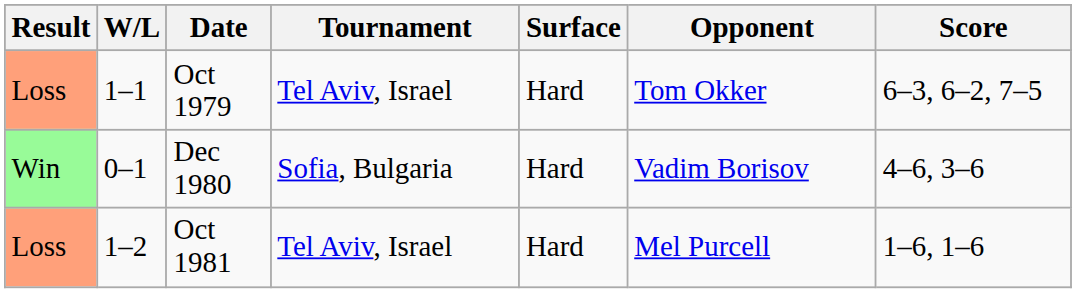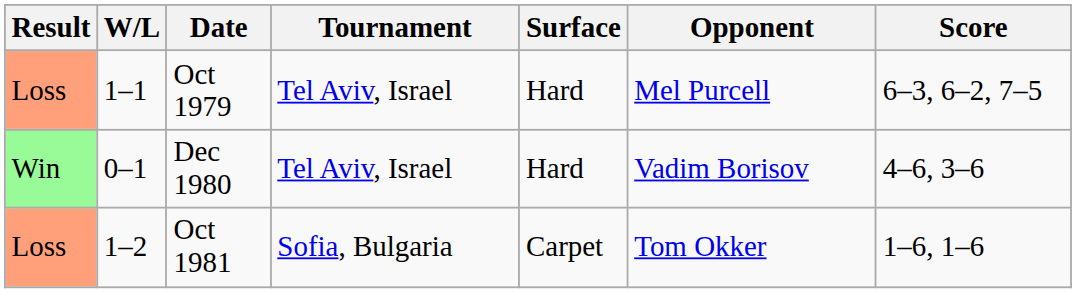(700, 89) Tom Okker -> (702, 89) Mel Purcell
(365, 168) Sofia, Bulgaria -> (365, 168) Tel Aviv, Israel
(365, 246) Tel Aviv, Israel -> (365, 246) Sofia, Bulgaria
(555, 246) Hard -> (565, 246) Carpet
(702, 246) Mel Purcell -> (700, 246) Tom Okker
